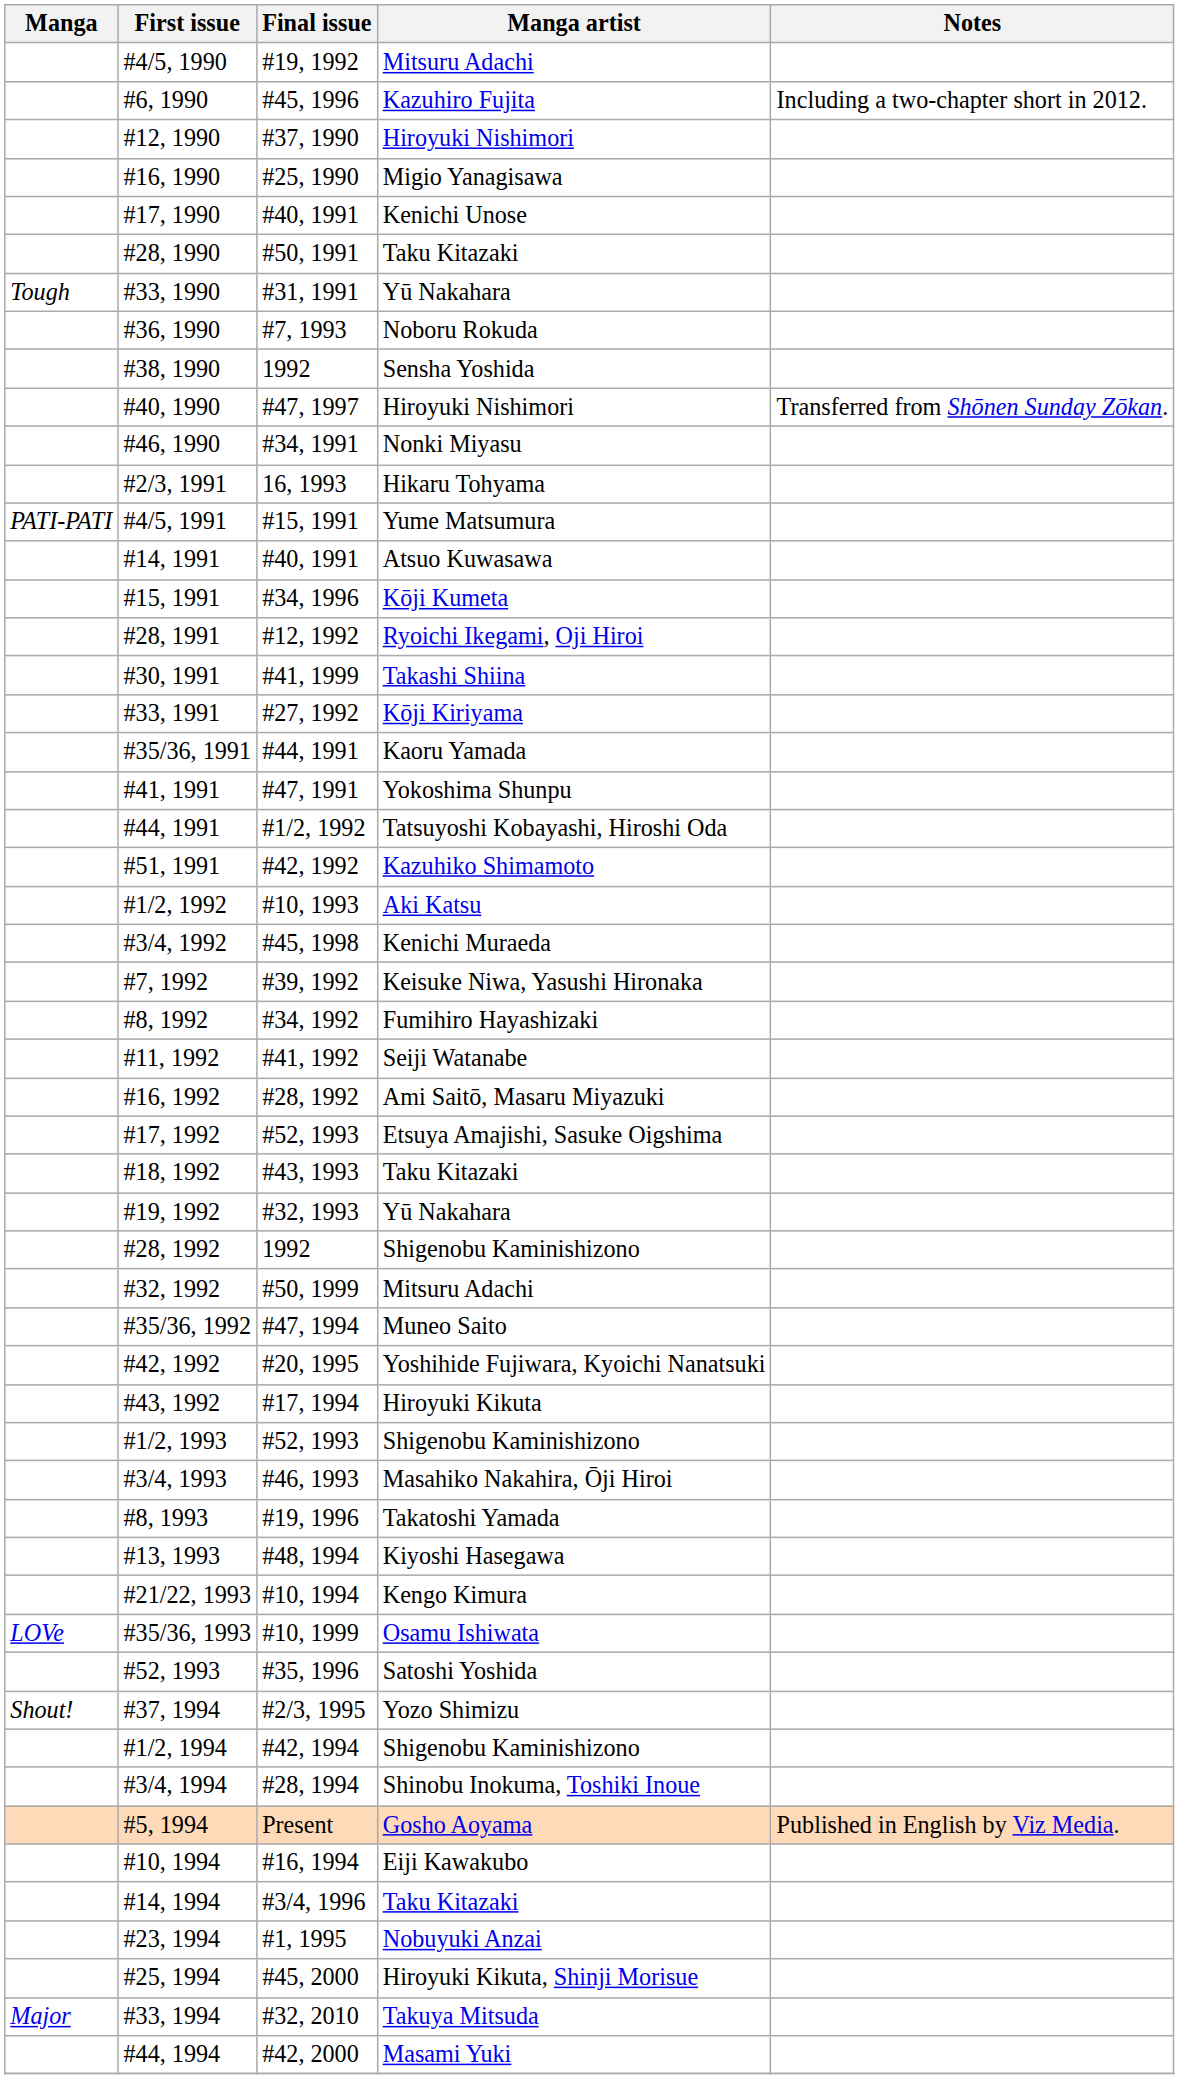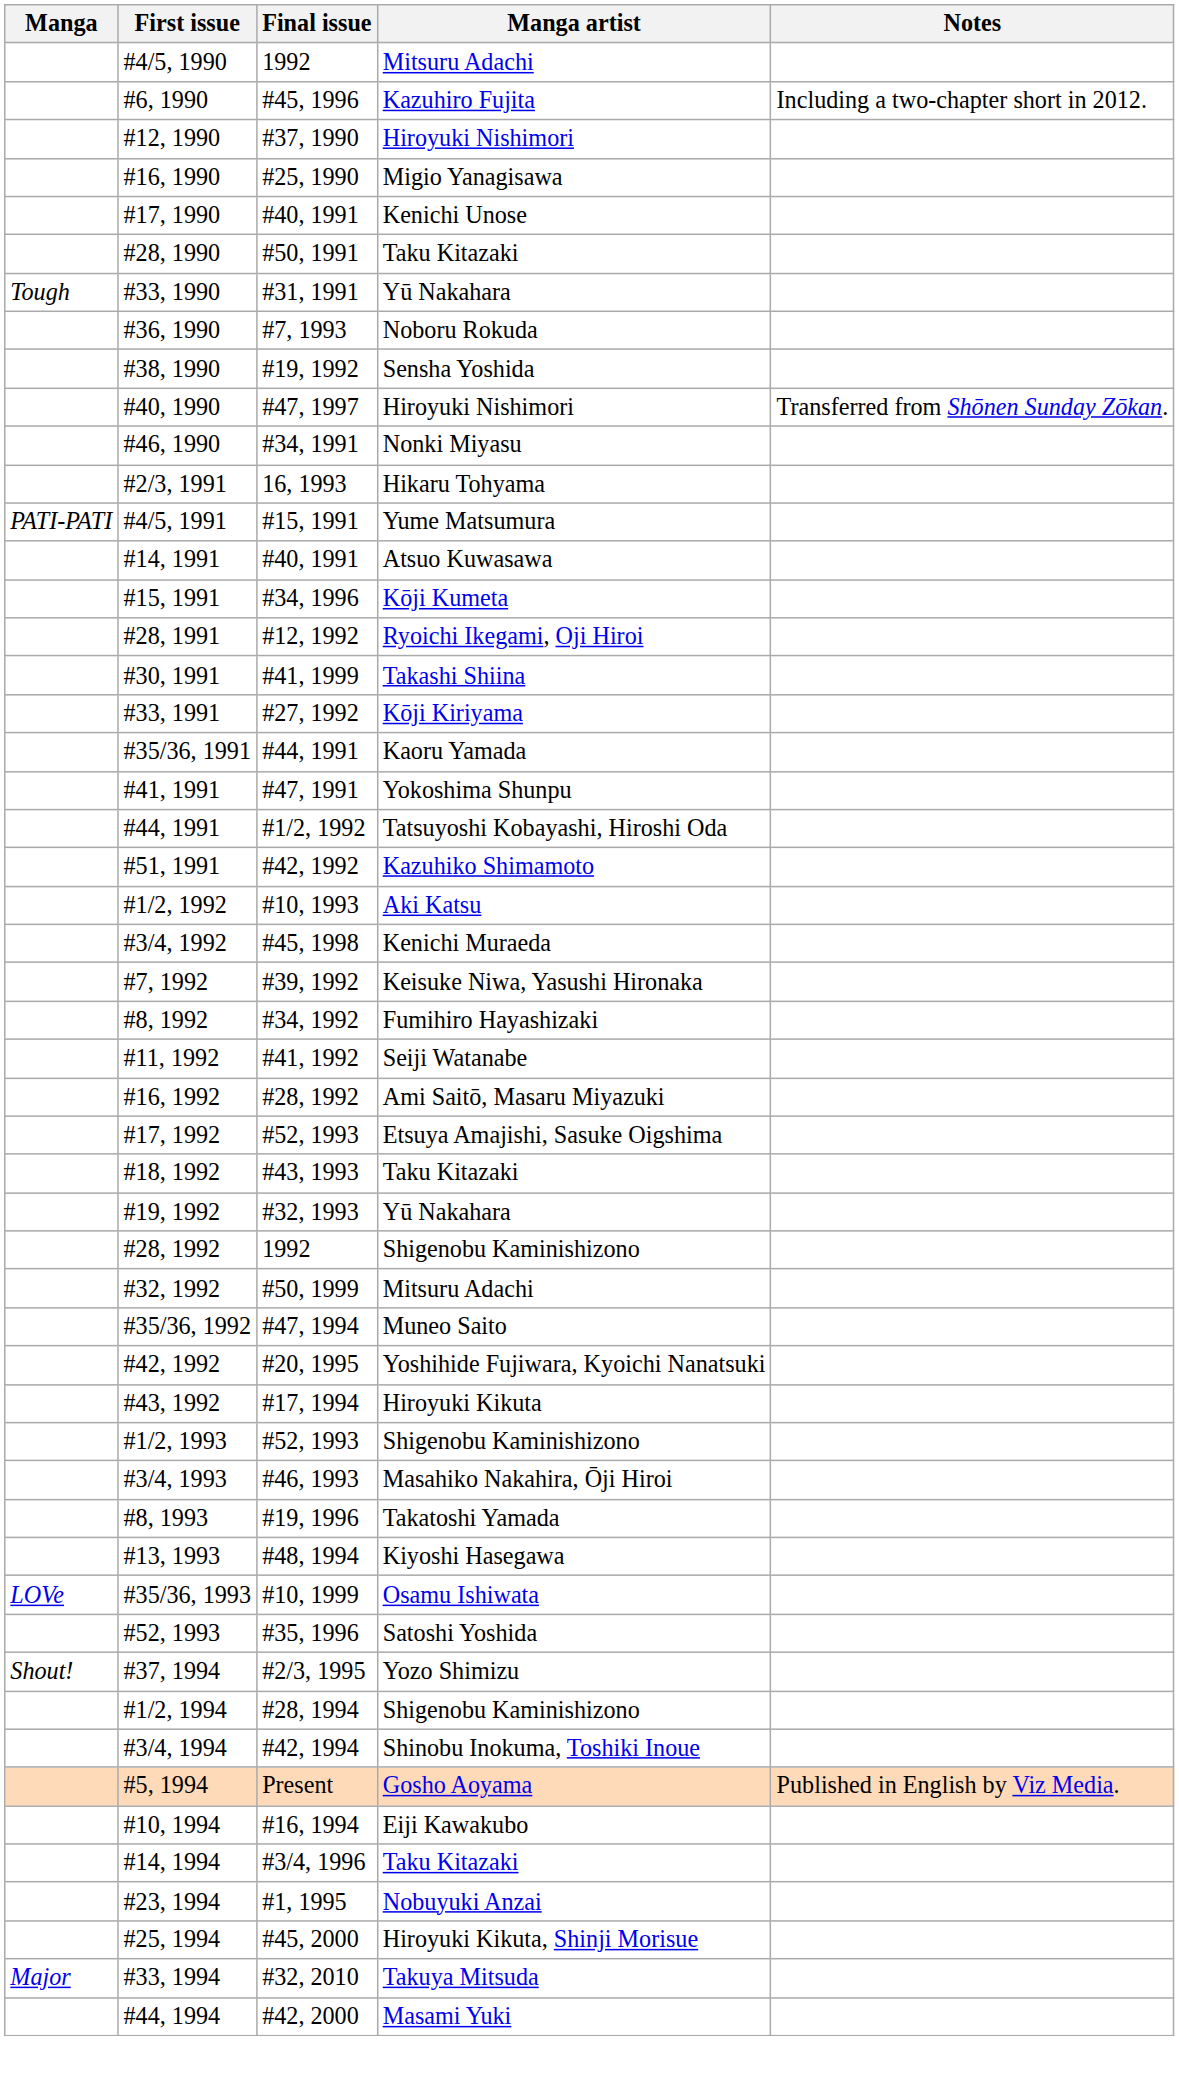(310, 61) #19, 1992 -> (286, 61) 1992
(286, 368) 1992 -> (310, 368) #19, 1992
- row: (187, 1594)
(310, 1747) #42, 1994 -> (310, 1709) #28, 1994
(310, 1786) #28, 1994 -> (310, 1747) #42, 1994
